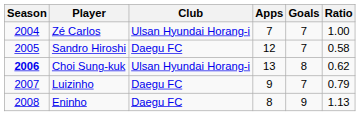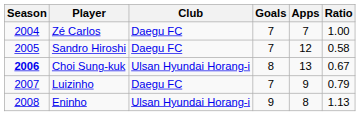columns swapped: (304, 13) <-> (269, 13)
(191, 31) Ulsan Hyundai Horang-i -> (157, 31) Daegu FC
(339, 66) 0.62 -> (339, 66) 0.67
(157, 102) Daegu FC -> (191, 102) Ulsan Hyundai Horang-i
